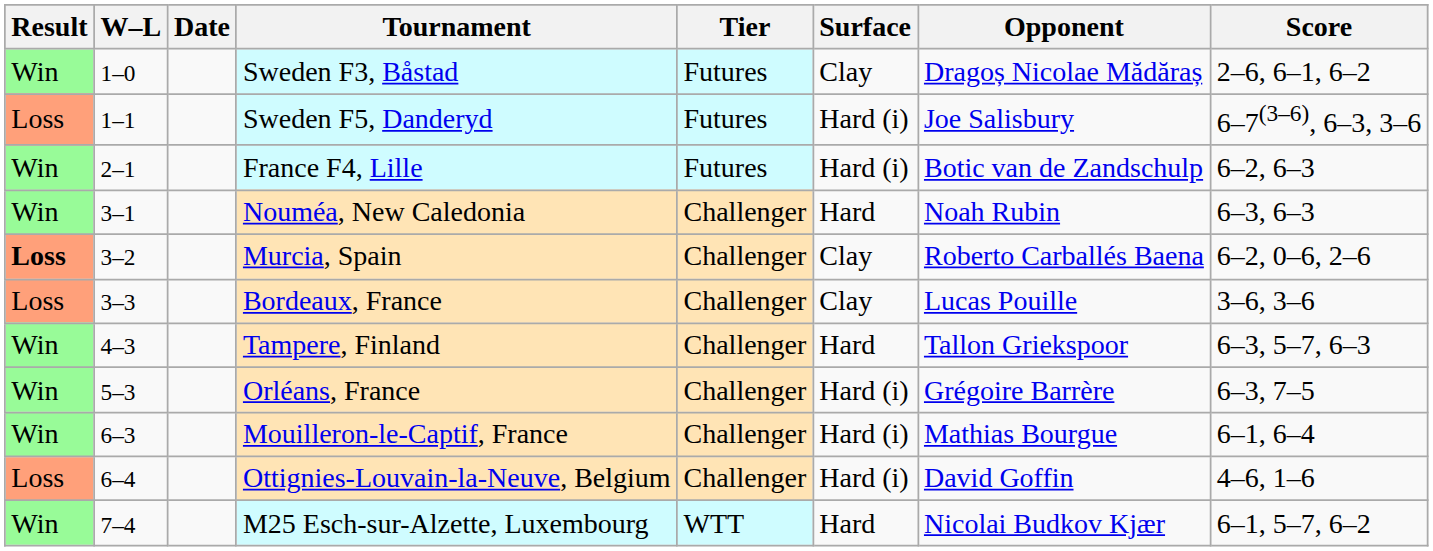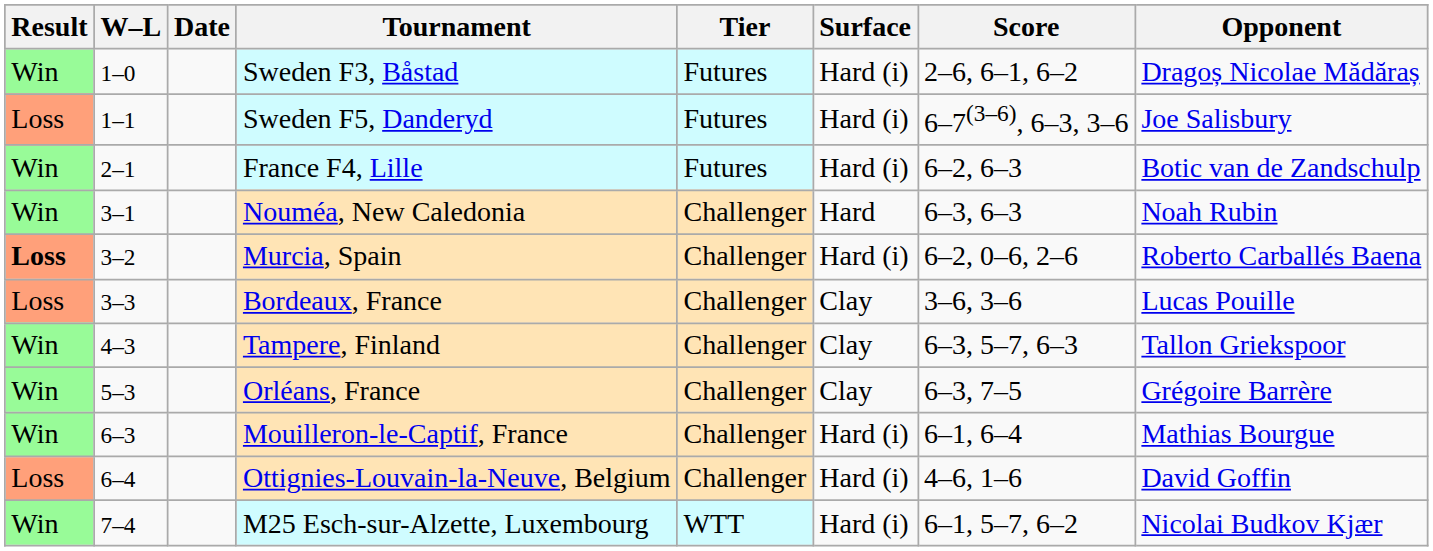columns swapped: (1064, 26) <-> (1319, 26)
(846, 71) Clay -> (864, 71) Hard (i)
(846, 256) Clay -> (864, 256) Hard (i)
(847, 345) Hard -> (846, 345) Clay
(864, 389) Hard (i) -> (846, 389) Clay
(847, 522) Hard -> (864, 522) Hard (i)
